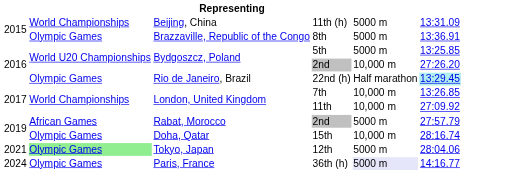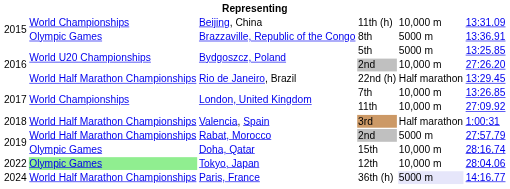(370, 22) 5000 m -> (420, 22) 10,000 m
(66, 79) Olympic Games -> (113, 79) World Half Marathon Championships
(440, 79) paleturquoise background -> (486, 79) no background
+ row: (234, 121)
(63, 121) African Games -> (113, 135) World Half Marathon Championships
(15, 149) 2021 -> (15, 163) 2022
(370, 149) 5000 m -> (420, 163) 10,000 m
(66, 163) Olympic Games -> (113, 177) World Half Marathon Championships
